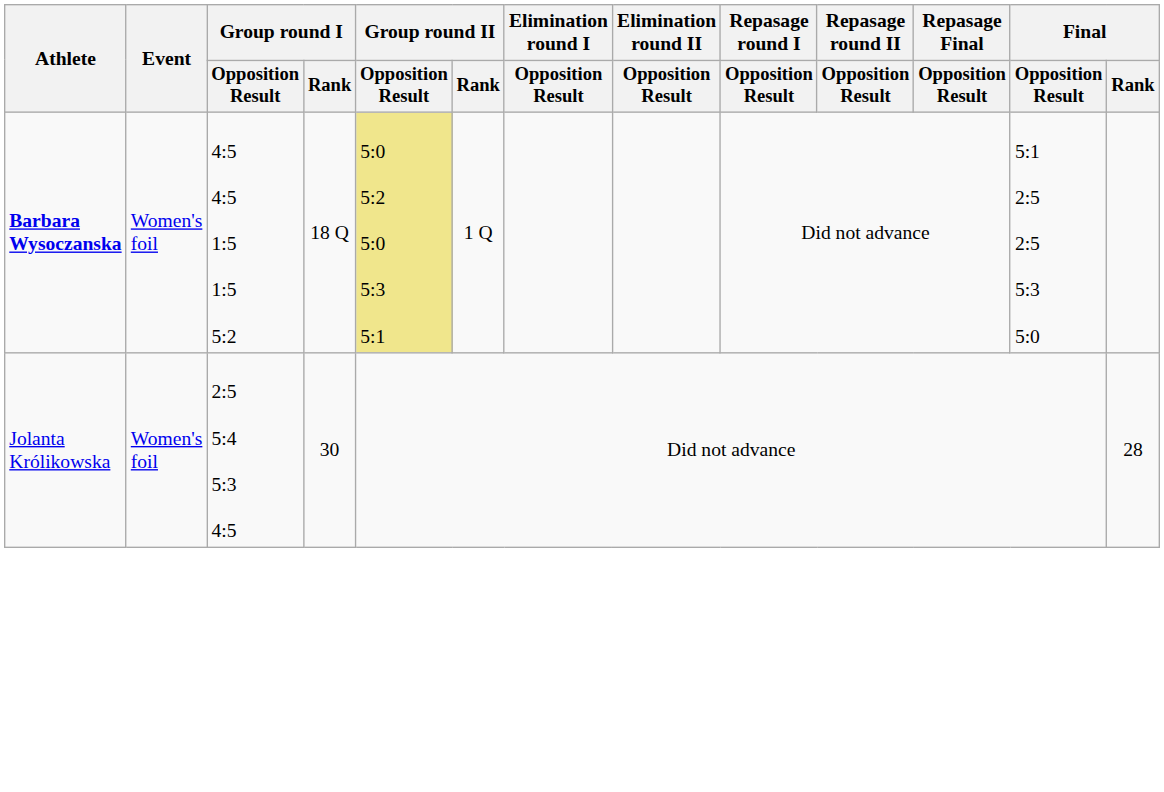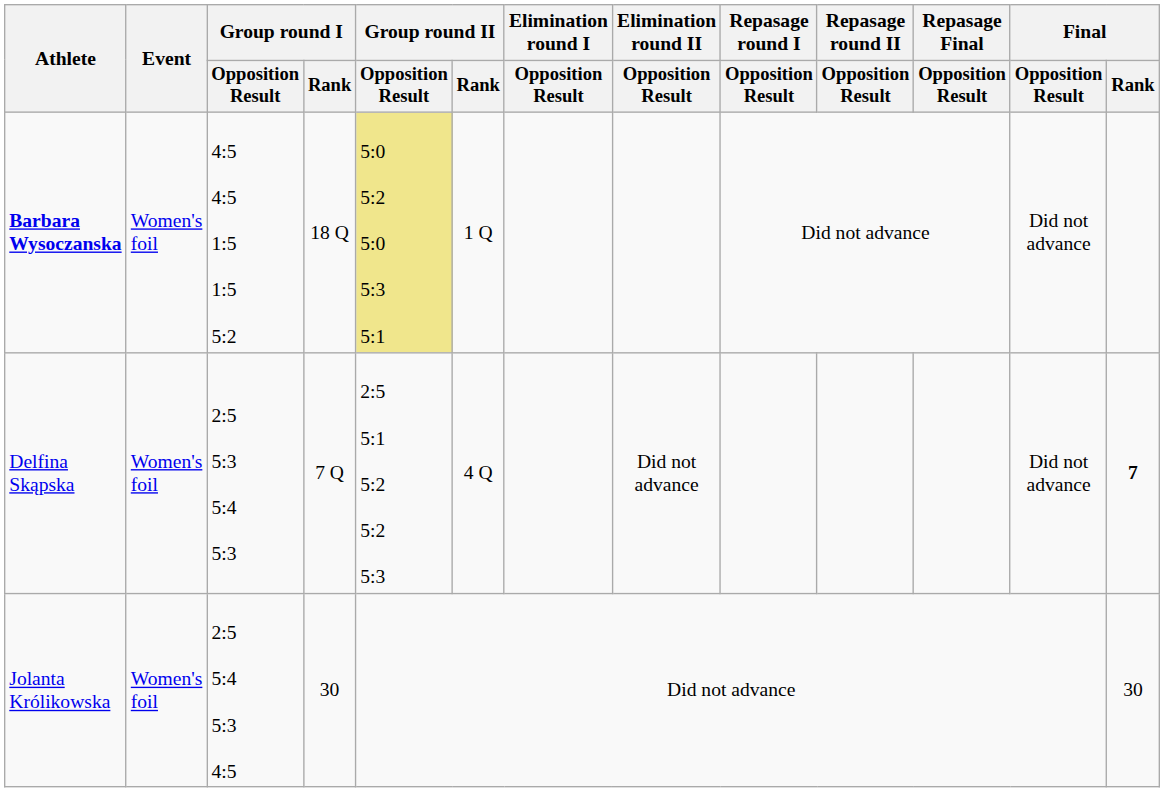(1027, 244) 5:1 2:5 2:5 5:3 5:0 -> (1059, 232) Did not advance
+ row: (42, 473)
(1133, 450) 28 -> (1133, 690) 30
